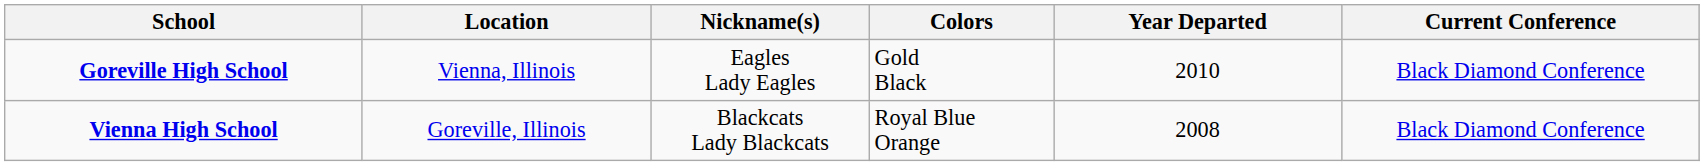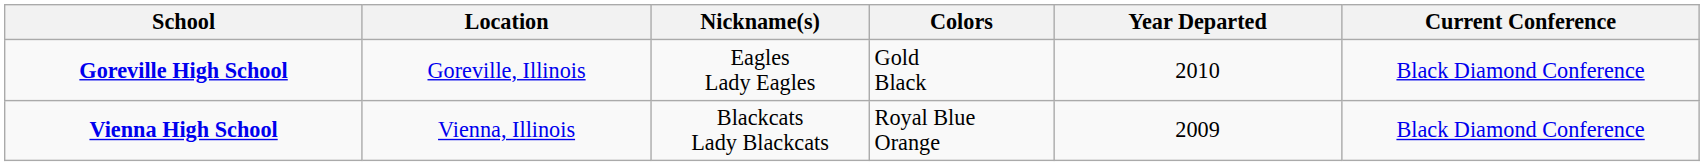(507, 69) Vienna, Illinois -> (507, 69) Goreville, Illinois
(507, 130) Goreville, Illinois -> (507, 130) Vienna, Illinois
(1198, 130) 2008 -> (1198, 130) 2009
